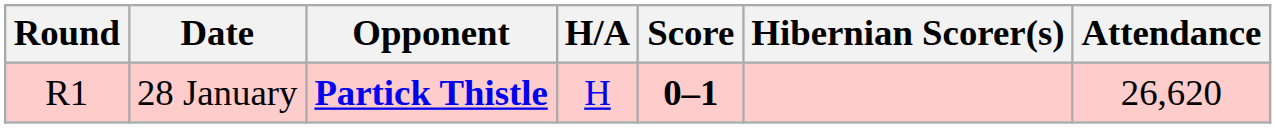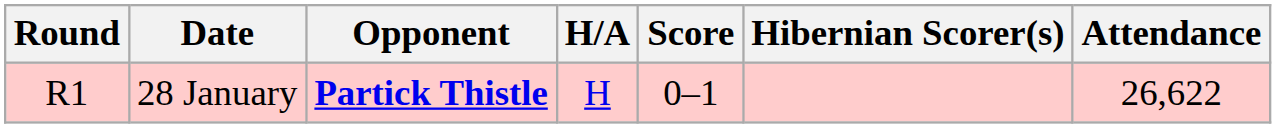(691, 92) bold -> (691, 92) normal
(1171, 92) 26,620 -> (1171, 92) 26,622
